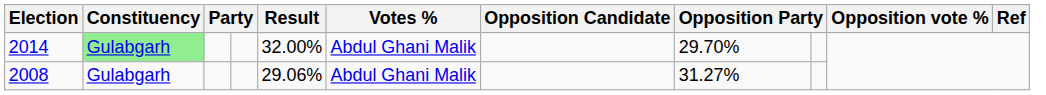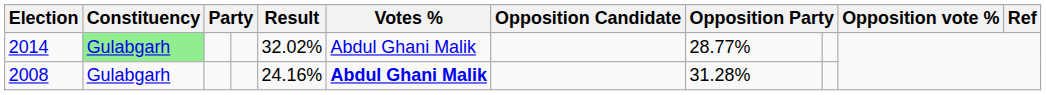(292, 47) 32.00% -> (292, 47) 32.02%
(709, 47) 29.70% -> (720, 47) 28.77%
(292, 75) 29.06% -> (292, 75) 24.16%
(403, 75) normal -> (409, 75) bold
(709, 75) 31.27% -> (720, 75) 31.28%
